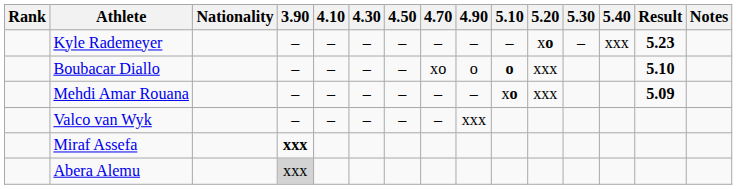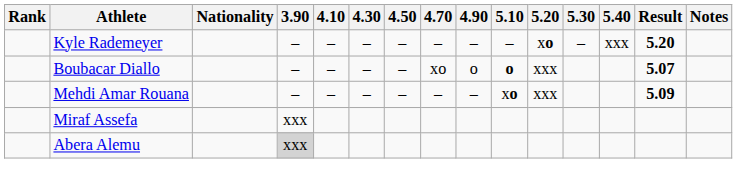(660, 42) 5.23 -> (660, 42) 5.20
(660, 68) 5.10 -> (660, 68) 5.07
- row: (103, 119)
(295, 145) bold -> (295, 119) normal
